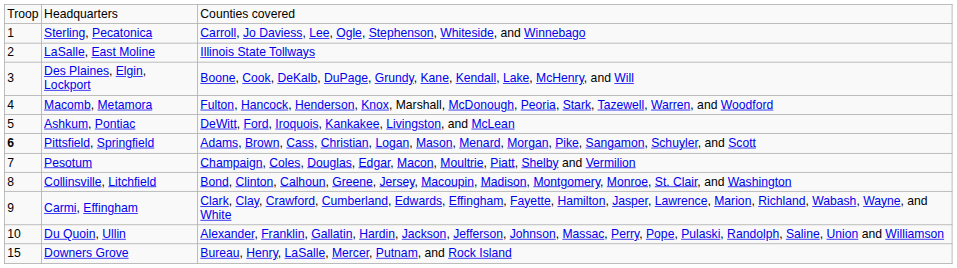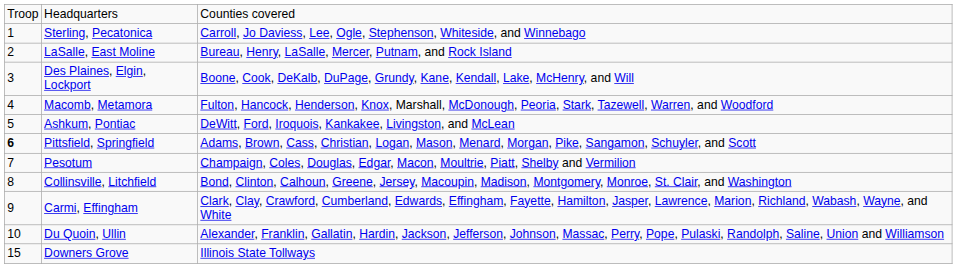(258, 52) Illinois State Tollways -> (356, 52) Bureau, Henry, LaSalle, Mercer, Putnam, and Rock Island
(356, 253) Bureau, Henry, LaSalle, Mercer, Putnam, and Rock Island -> (258, 253) Illinois State Tollways
